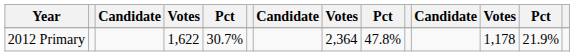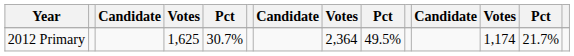(183, 39) 1,622 -> (183, 39) 1,625
(383, 39) 47.8% -> (383, 39) 49.5%
(499, 39) 1,178 -> (499, 39) 1,174
(541, 39) 21.9% -> (541, 39) 21.7%
